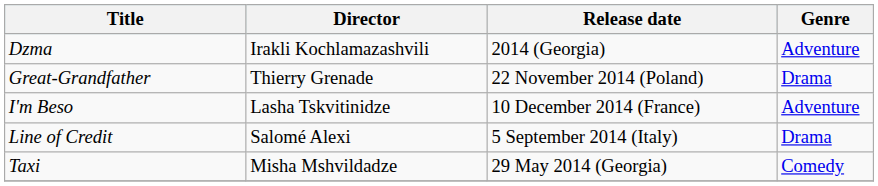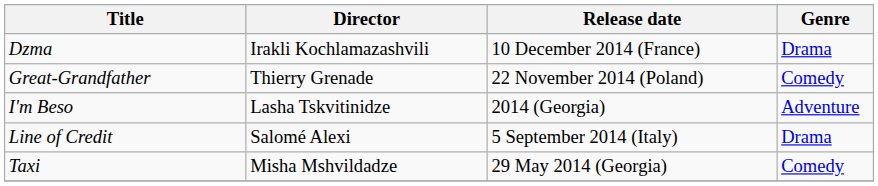(548, 48) 2014 (Georgia) -> (596, 48) 10 December 2014 (France)
(820, 48) Adventure -> (806, 48) Drama
(806, 78) Drama -> (813, 78) Comedy
(596, 107) 10 December 2014 (France) -> (548, 107) 2014 (Georgia)
